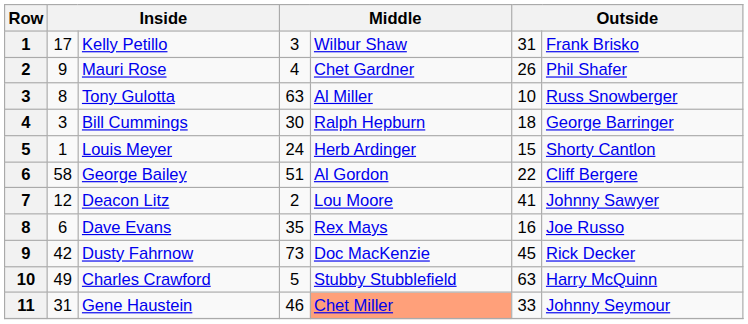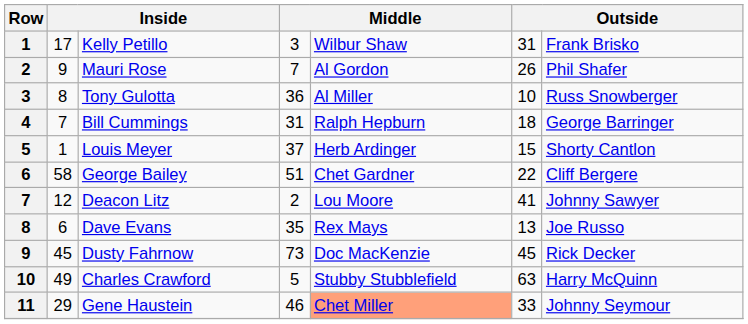(295, 70) 4 -> (295, 70) 7
(364, 70) Chet Gardner -> (351, 70) Al Gordon
(295, 97) 63 -> (295, 97) 36
(63, 123) 3 -> (63, 123) 7
(295, 123) 30 -> (295, 123) 31
(295, 149) 24 -> (295, 149) 37
(351, 175) Al Gordon -> (364, 175) Chet Gardner
(527, 227) 16 -> (527, 227) 13
(63, 254) 42 -> (63, 254) 45
(63, 306) 31 -> (63, 306) 29
